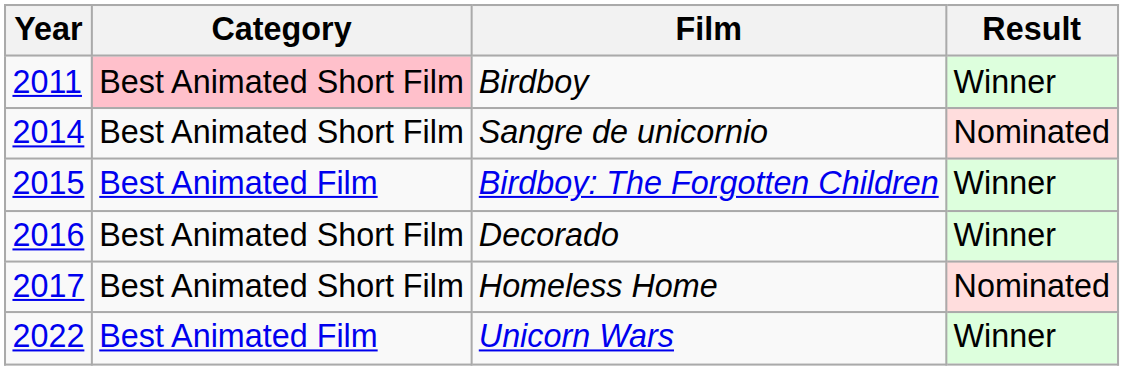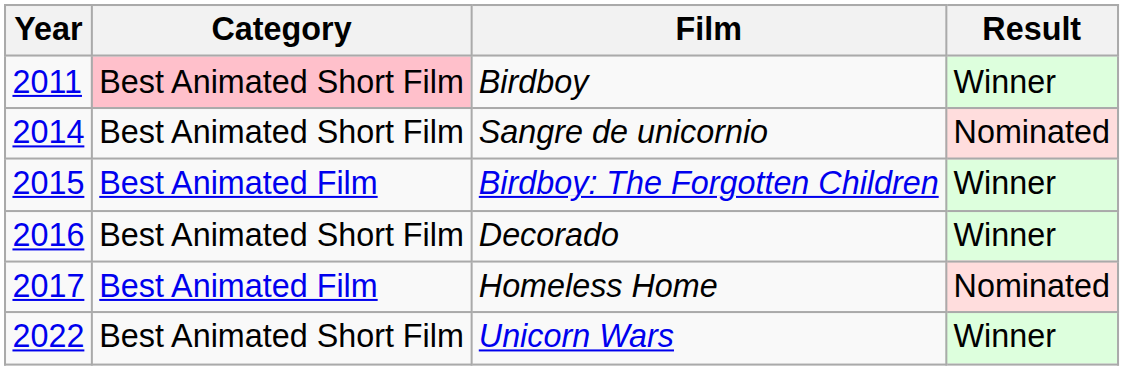(282, 286) Best Animated Short Film -> (238, 286) Best Animated Film
(238, 337) Best Animated Film -> (282, 337) Best Animated Short Film
